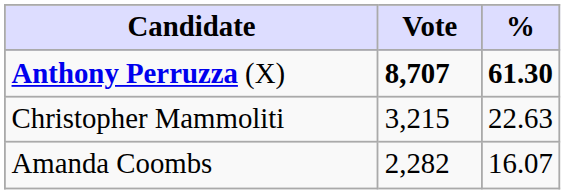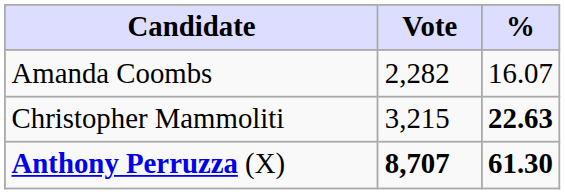rows swapped: (148, 73) <-> (112, 164)
(520, 118) normal -> (520, 118) bold
